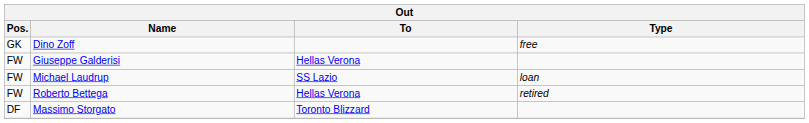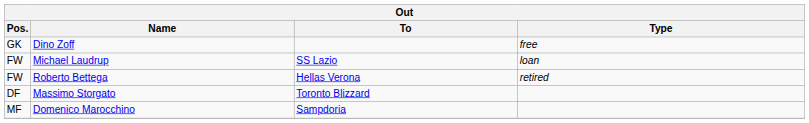- row: (77, 61)
+ row: (84, 110)
